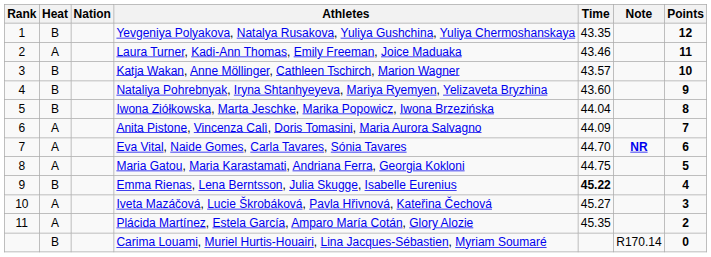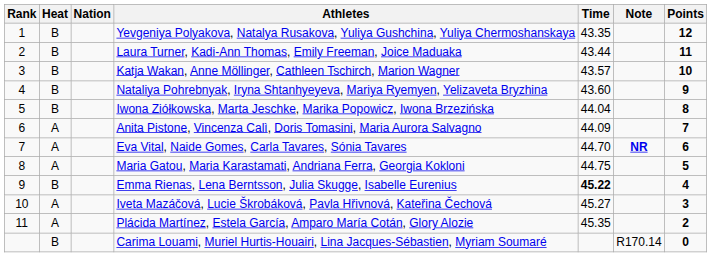(55, 52) A -> (55, 52) B
(596, 52) 43.46 -> (596, 52) 43.44
